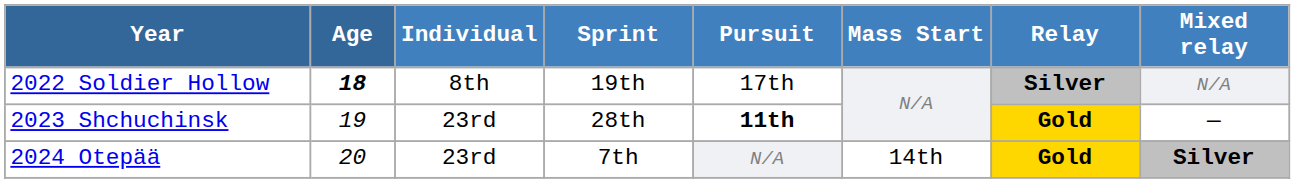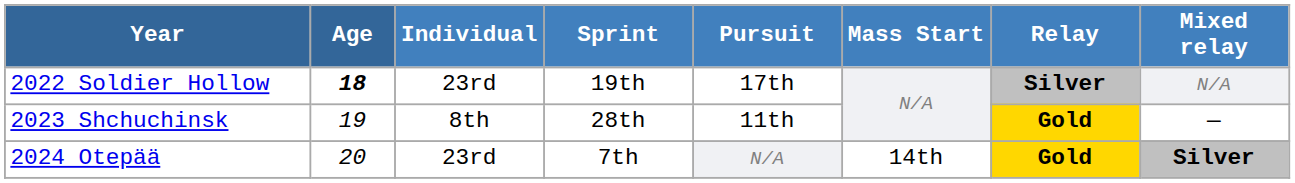(469, 86) 8th -> (469, 86) 23rd
(469, 123) 23rd -> (469, 123) 8th
(767, 123) bold -> (767, 123) normal
